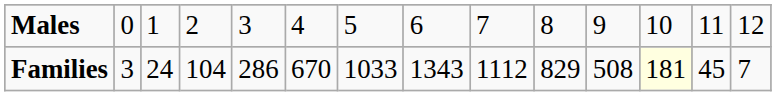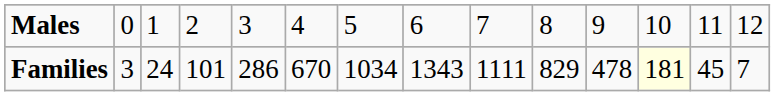(206, 68) 104 -> (206, 68) 101
(371, 68) 1033 -> (371, 68) 1034
(502, 68) 1112 -> (501, 68) 1111
(613, 68) 508 -> (612, 68) 478
